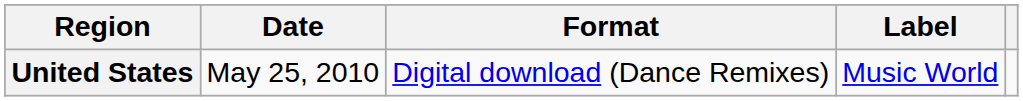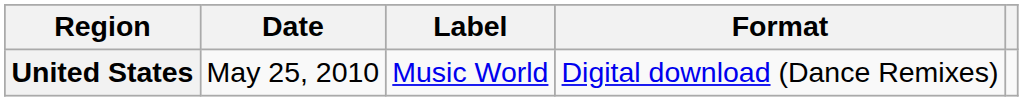columns swapped: (611, 27) <-> (920, 27)
